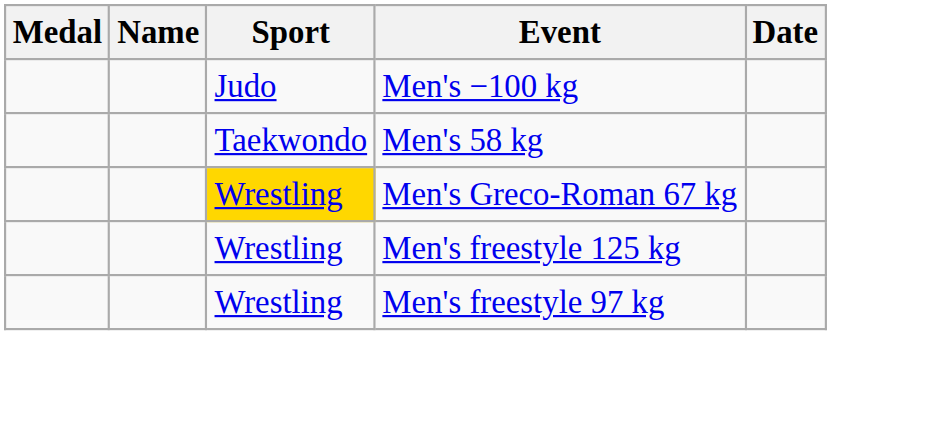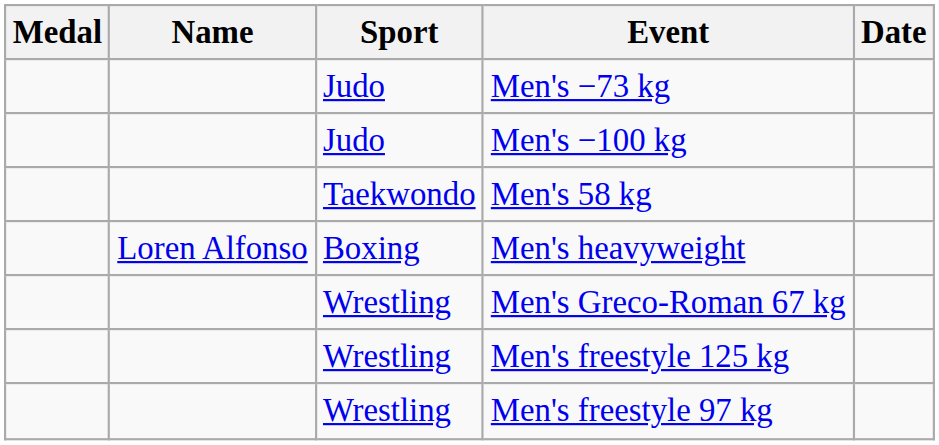+ row: (580, 85)
+ row: (618, 248)
(279, 194) gold background -> (387, 302) no background
